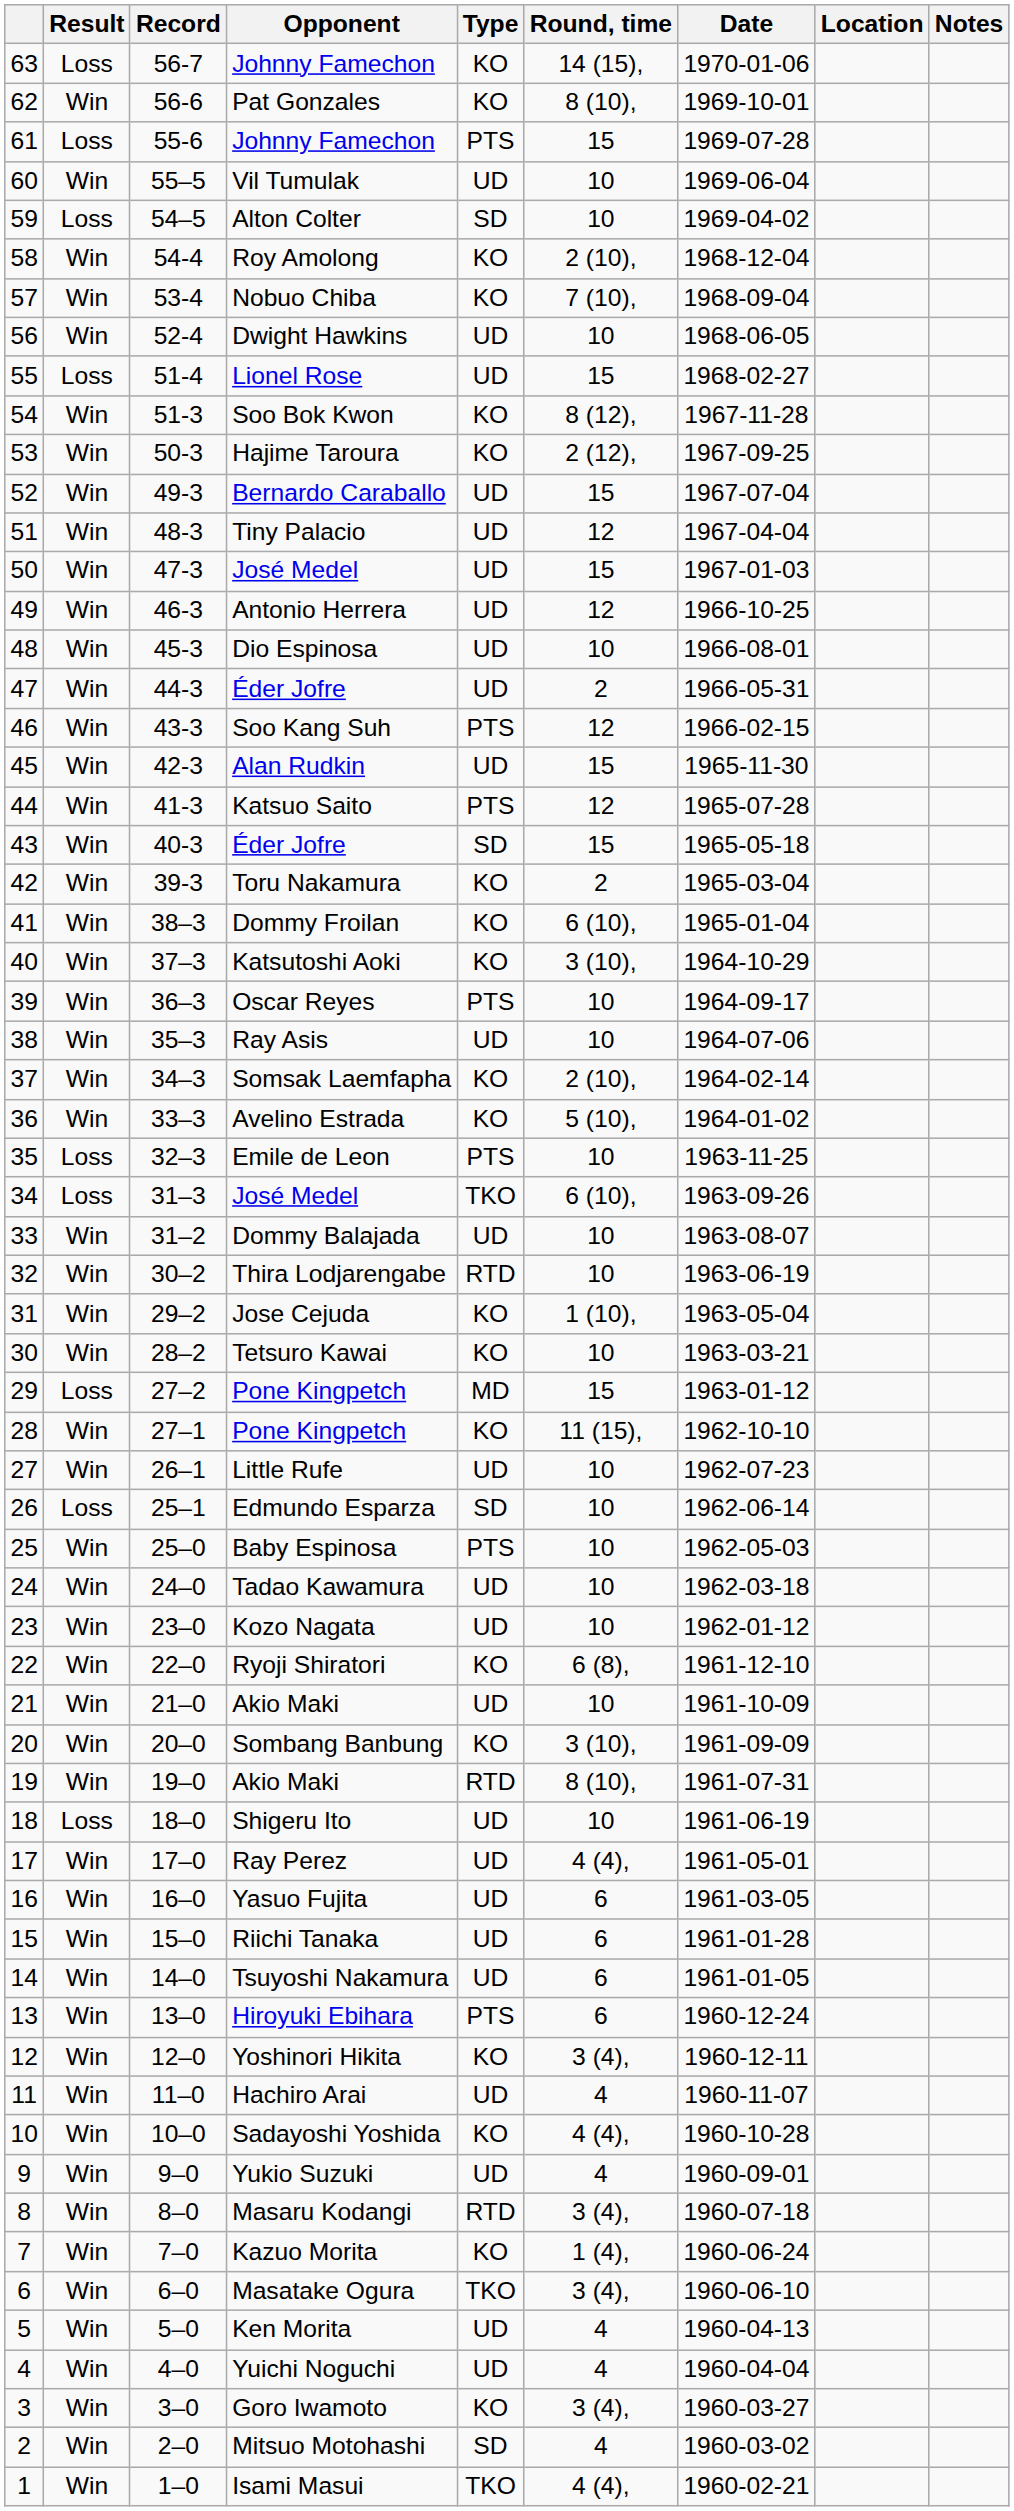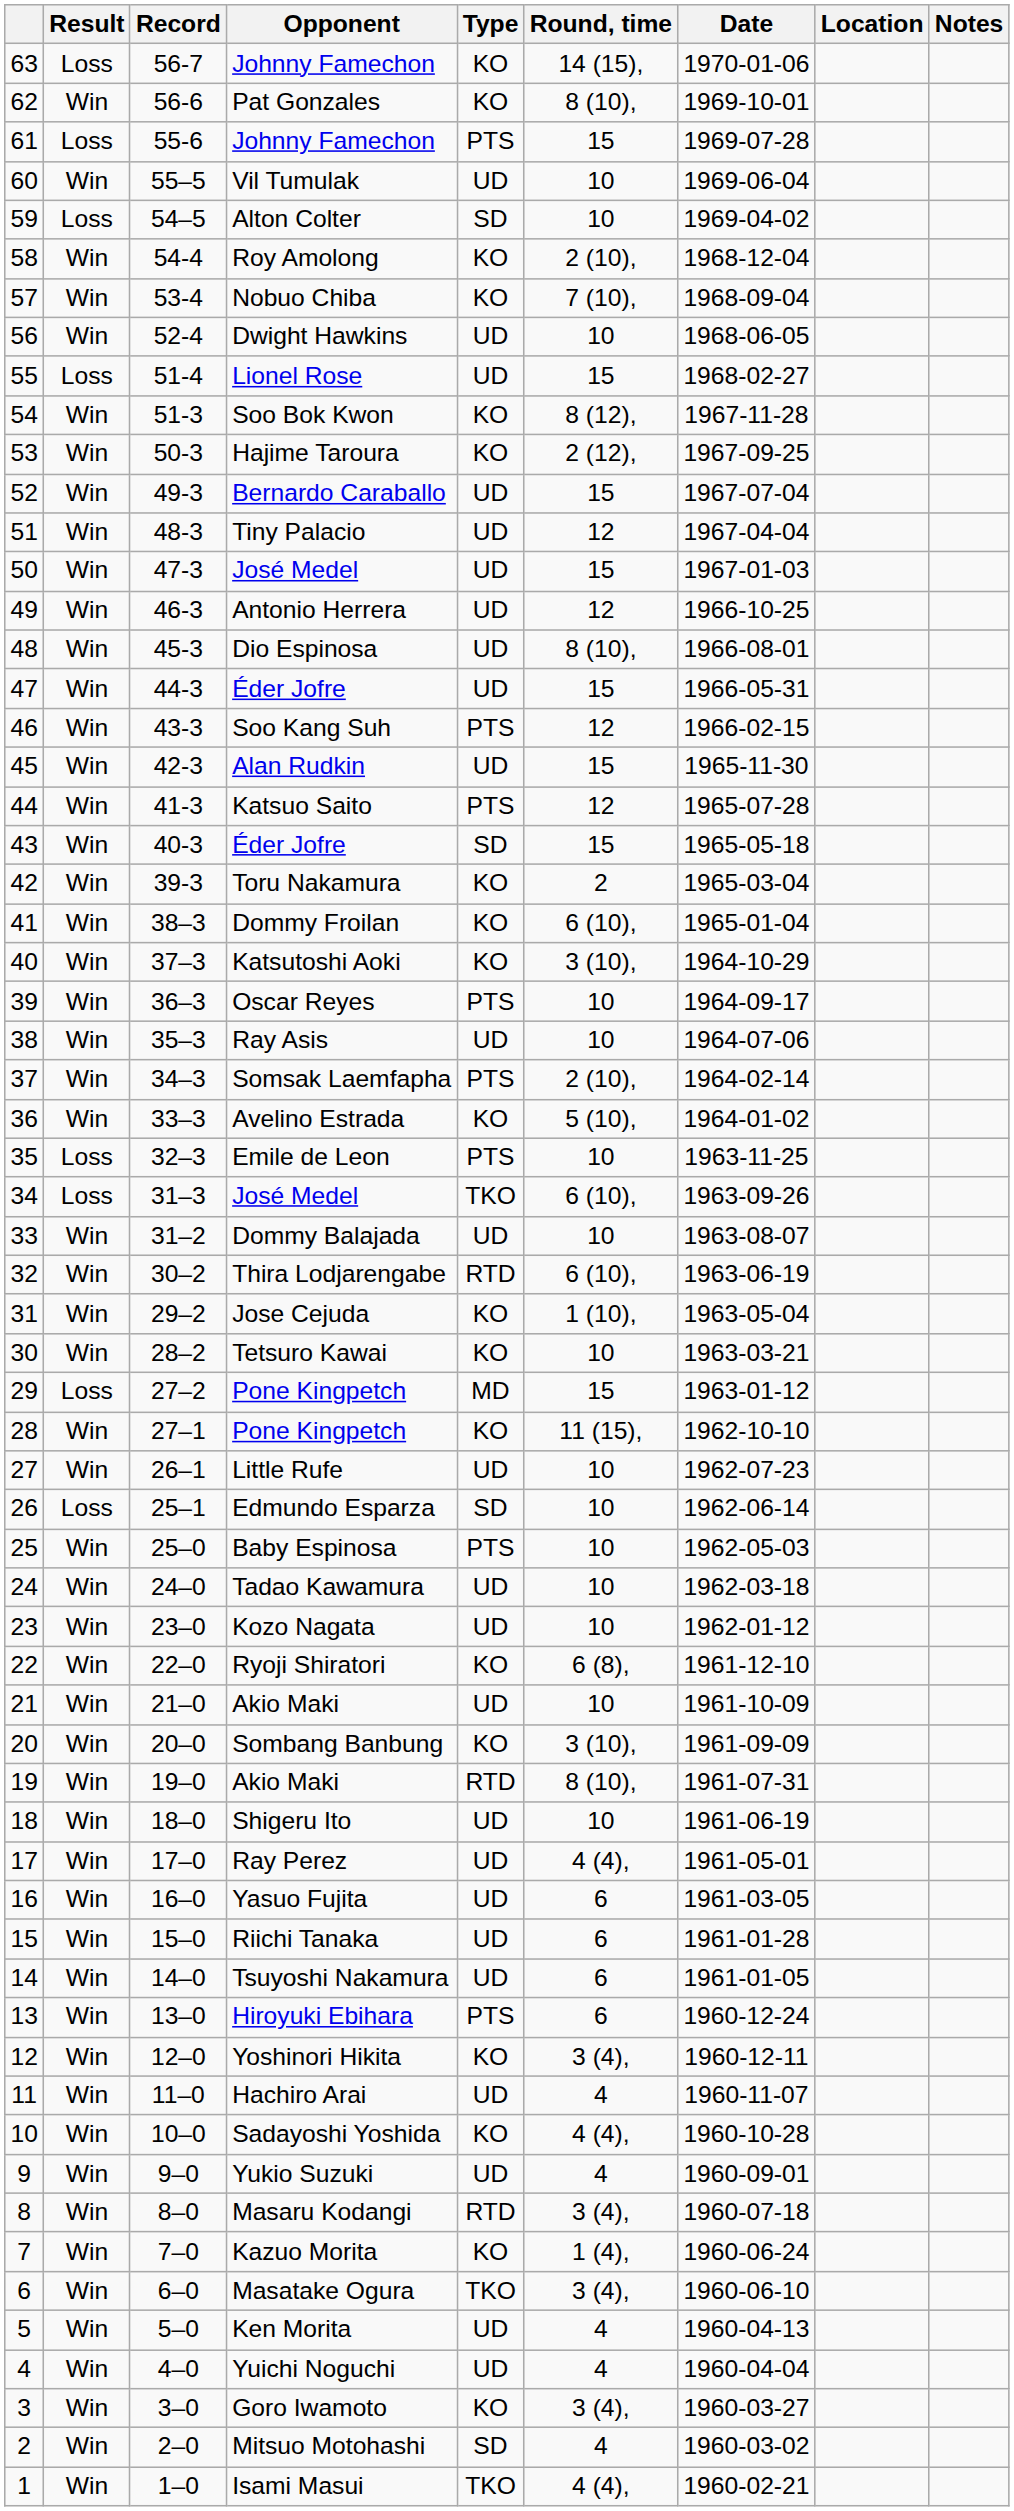(601, 649) 10 -> (601, 649) 8 (10),
(601, 688) 2 -> (601, 688) 15
(490, 1079) KO -> (490, 1079) PTS
(601, 1274) 10 -> (601, 1274) 6 (10),
(87, 1821) Loss -> (87, 1821) Win
